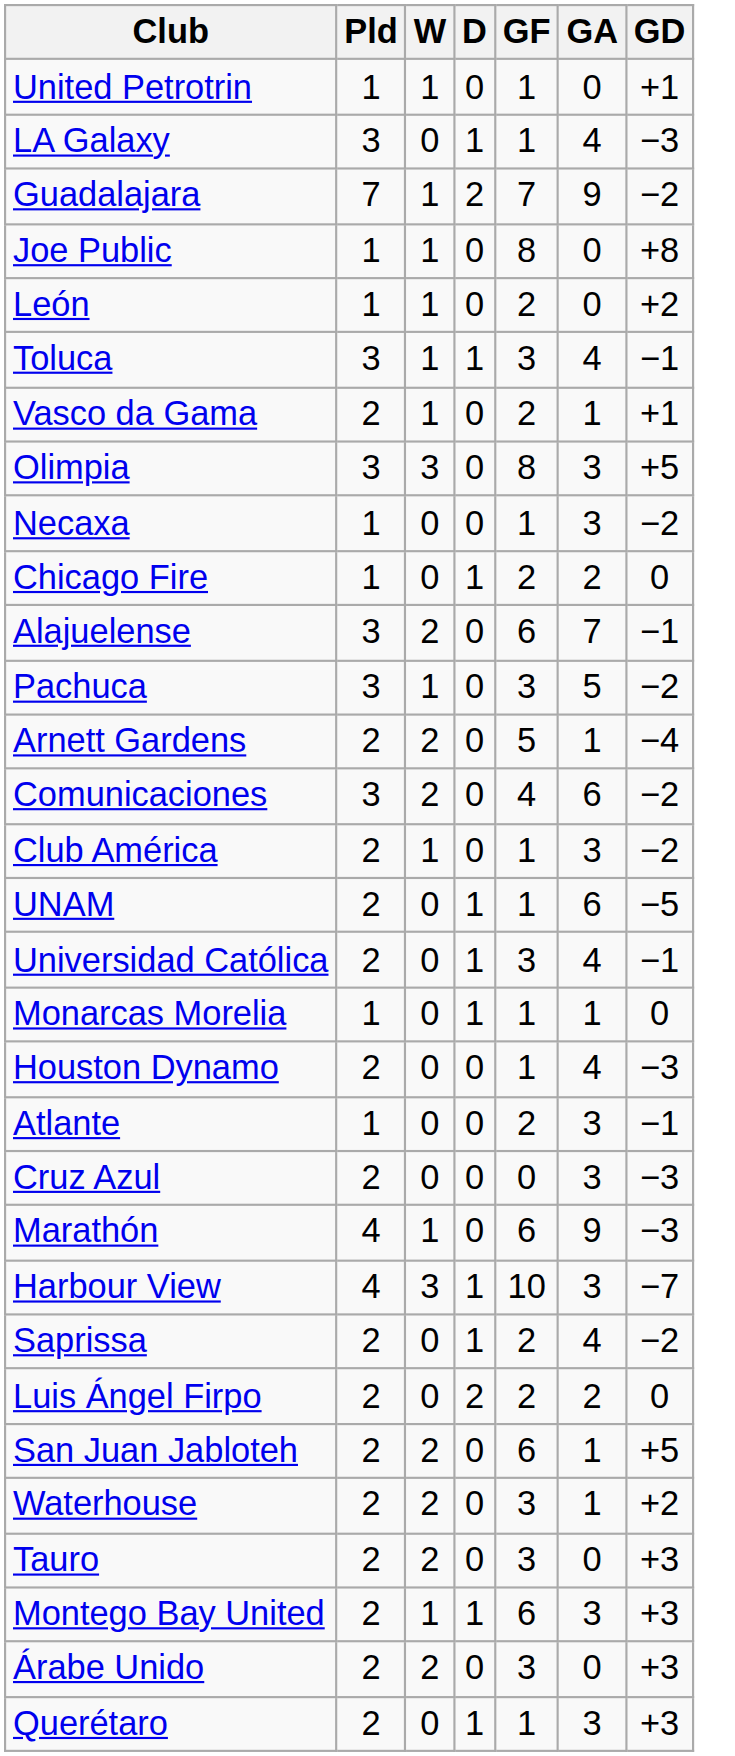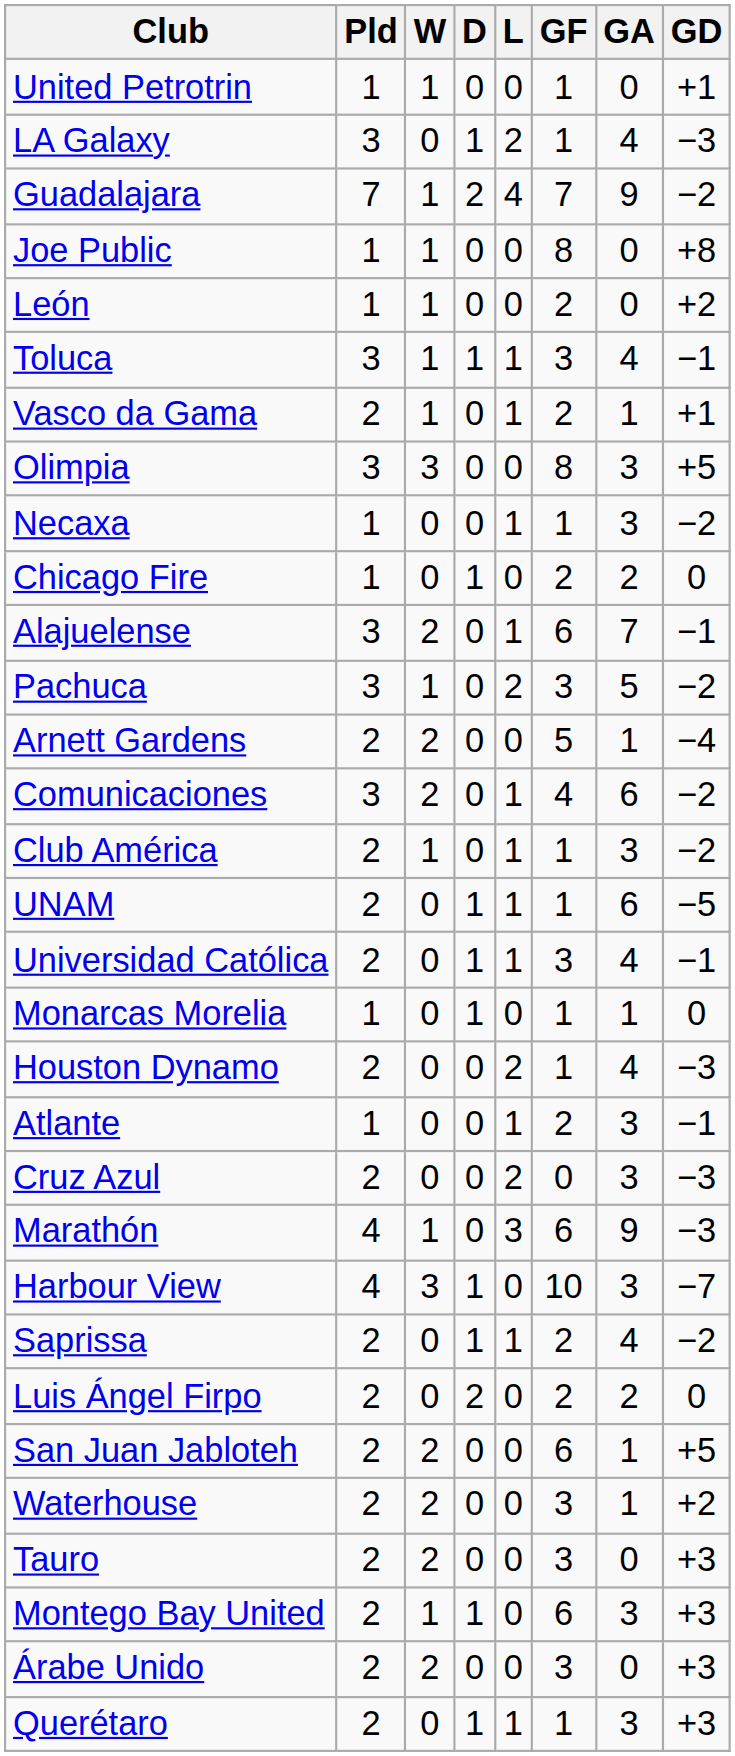+ column: (513, 31)
